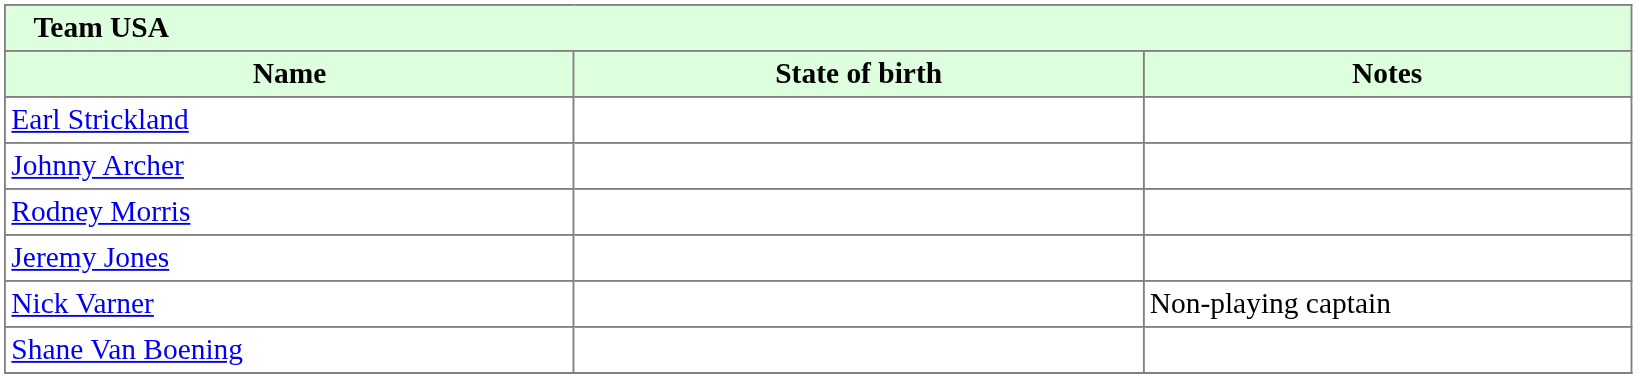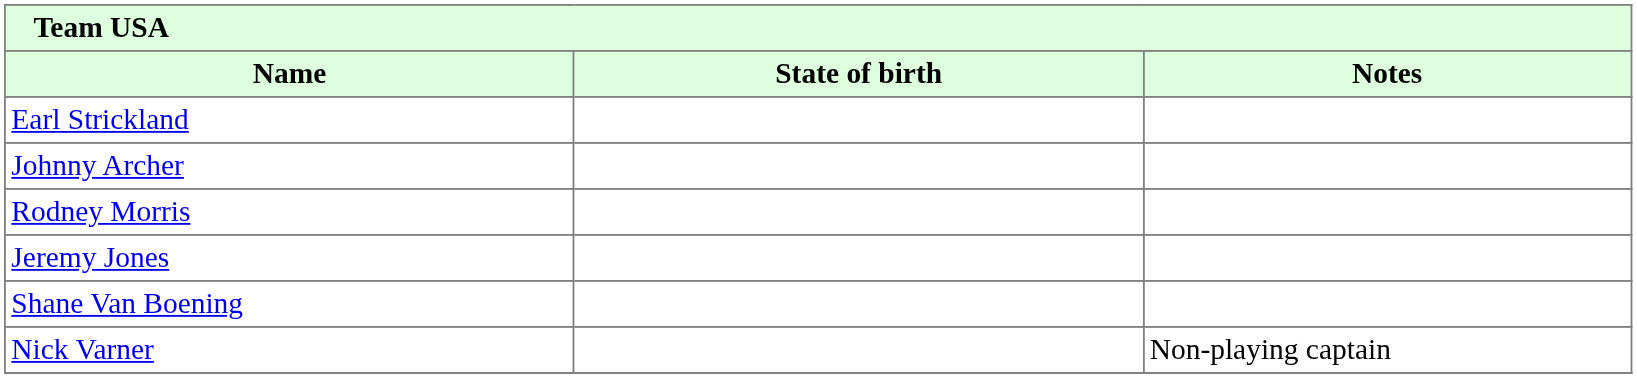rows swapped: (127, 349) <-> (83, 303)
